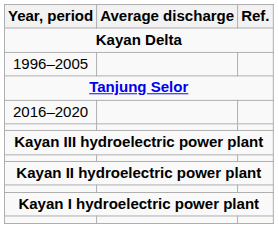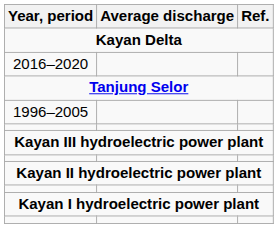rows swapped: (51, 64) <-> (51, 111)
